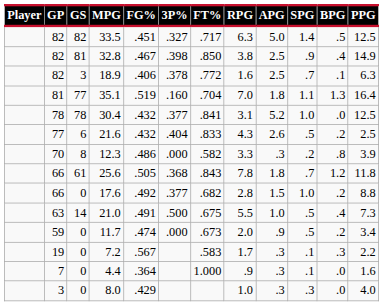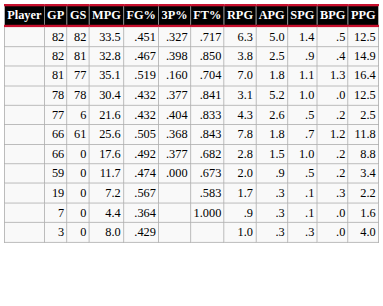- row: (110, 75)
- row: (110, 154)
- row: (110, 212)
